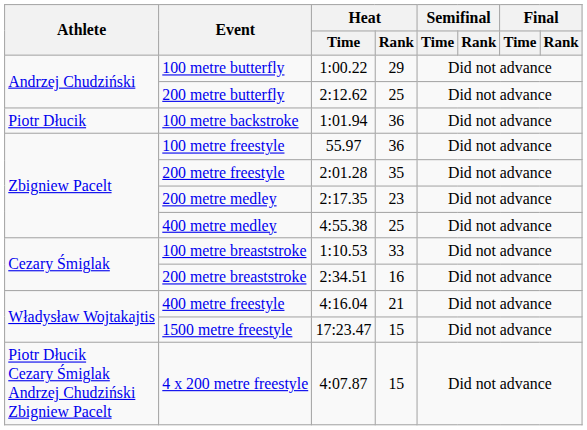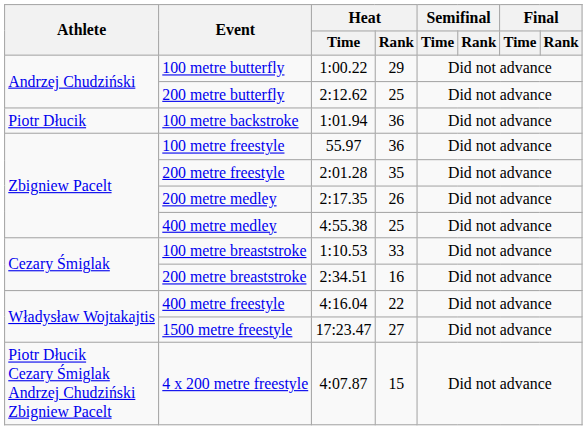(396, 199) 23 -> (396, 199) 26
(396, 303) 21 -> (396, 303) 22
(396, 330) 15 -> (396, 330) 27
